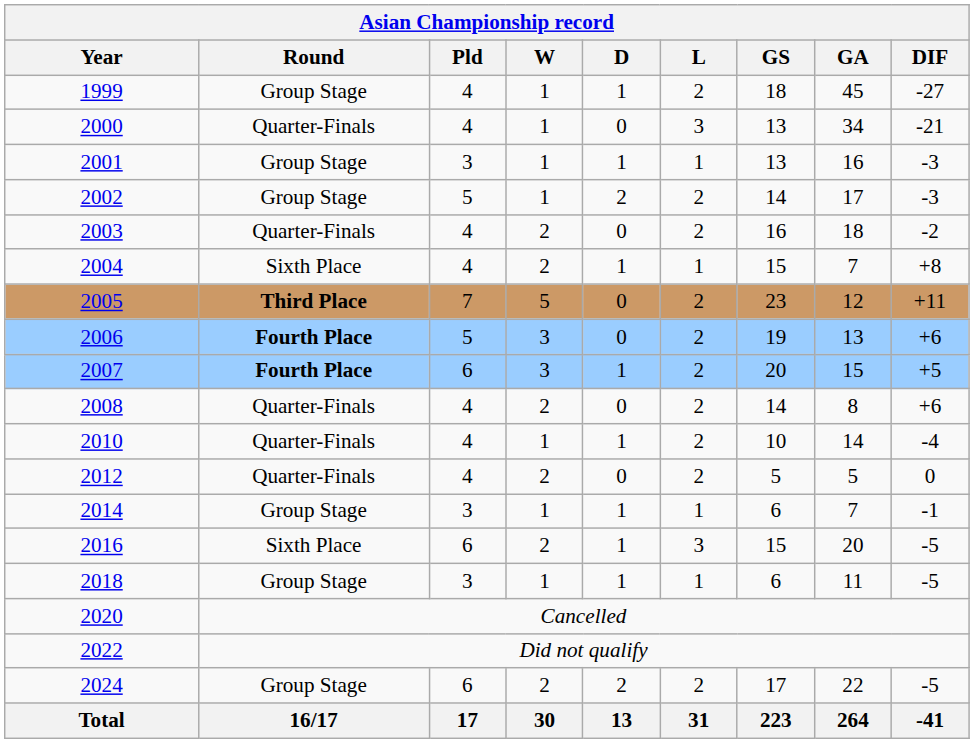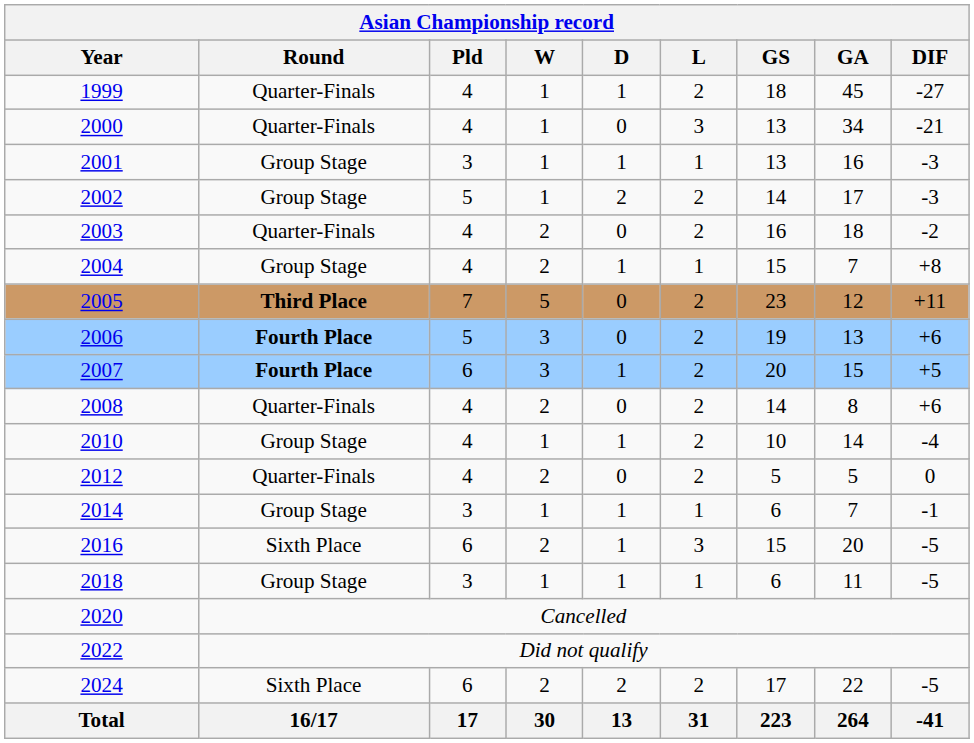(314, 92) Group Stage -> (314, 92) Quarter-Finals
(314, 266) Sixth Place -> (314, 266) Group Stage
(314, 441) Quarter-Finals -> (314, 441) Group Stage
(314, 685) Group Stage -> (314, 685) Sixth Place
